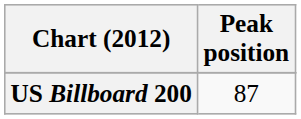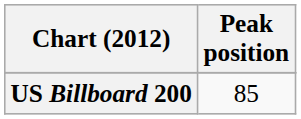(246, 93) 87 -> (246, 93) 85
